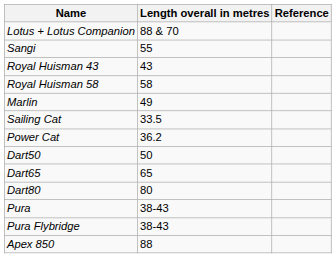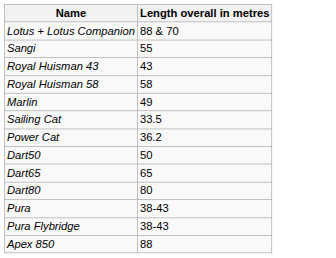- column: (302, 13)
